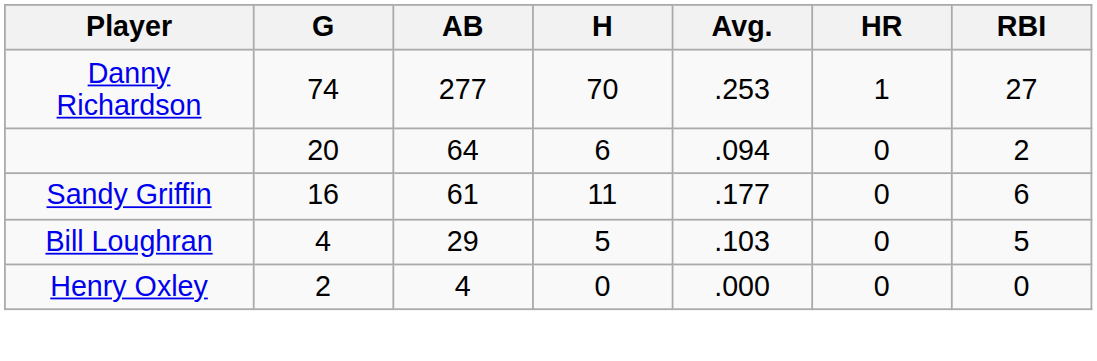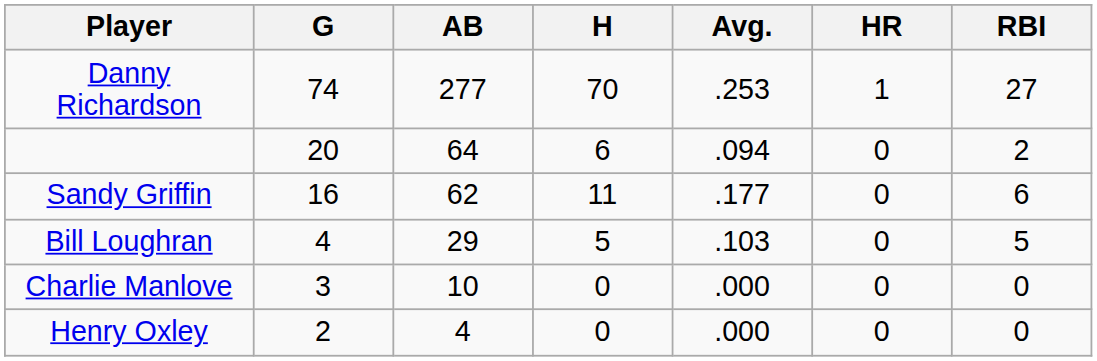(463, 195) 61 -> (463, 195) 62
+ row: (129, 286)
